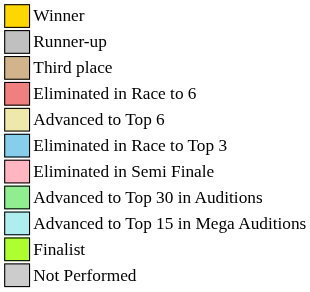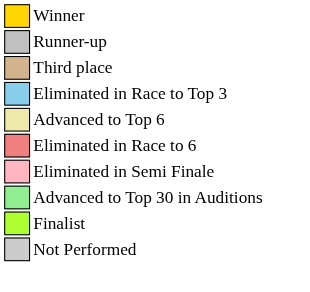rows swapped: (130, 145) <-> (115, 93)
- row: (170, 223)
